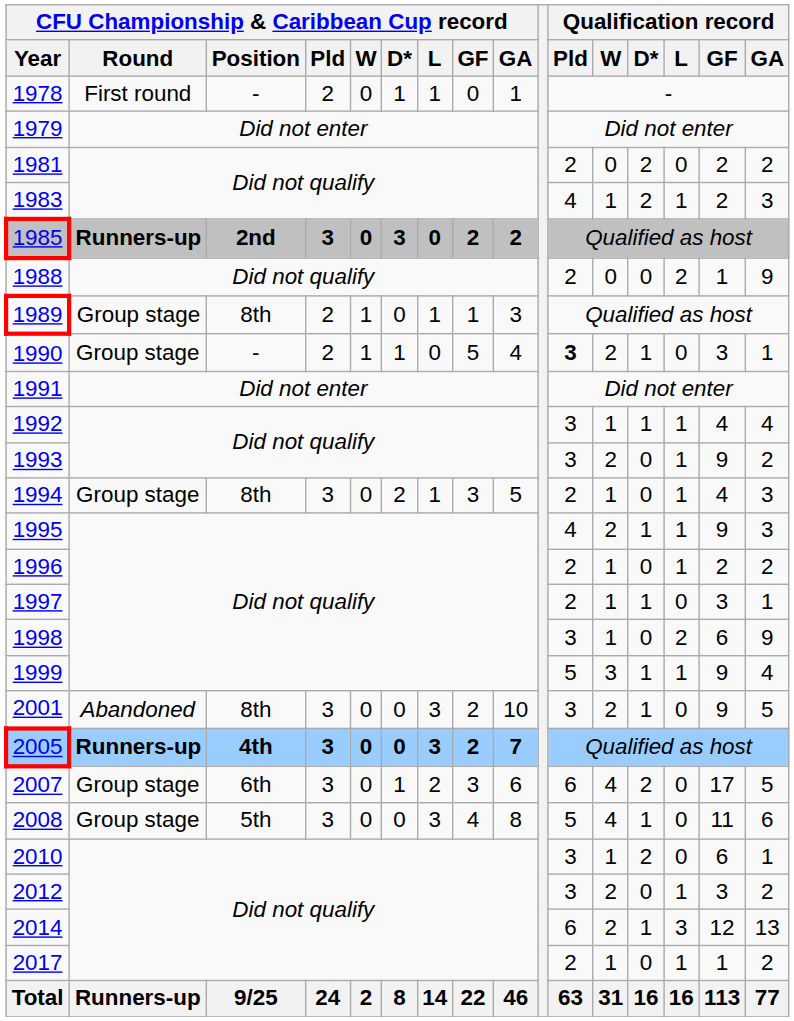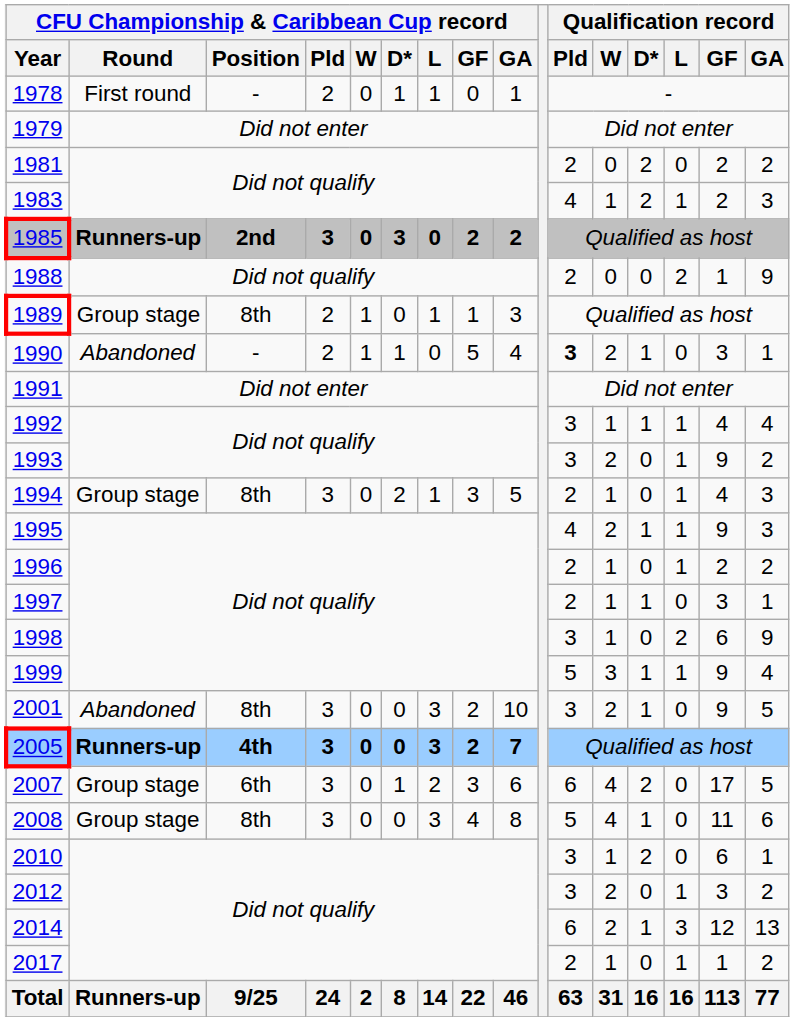(138, 352) Group stage -> (138, 352) Abandoned
(256, 820) 5th -> (256, 820) 8th
